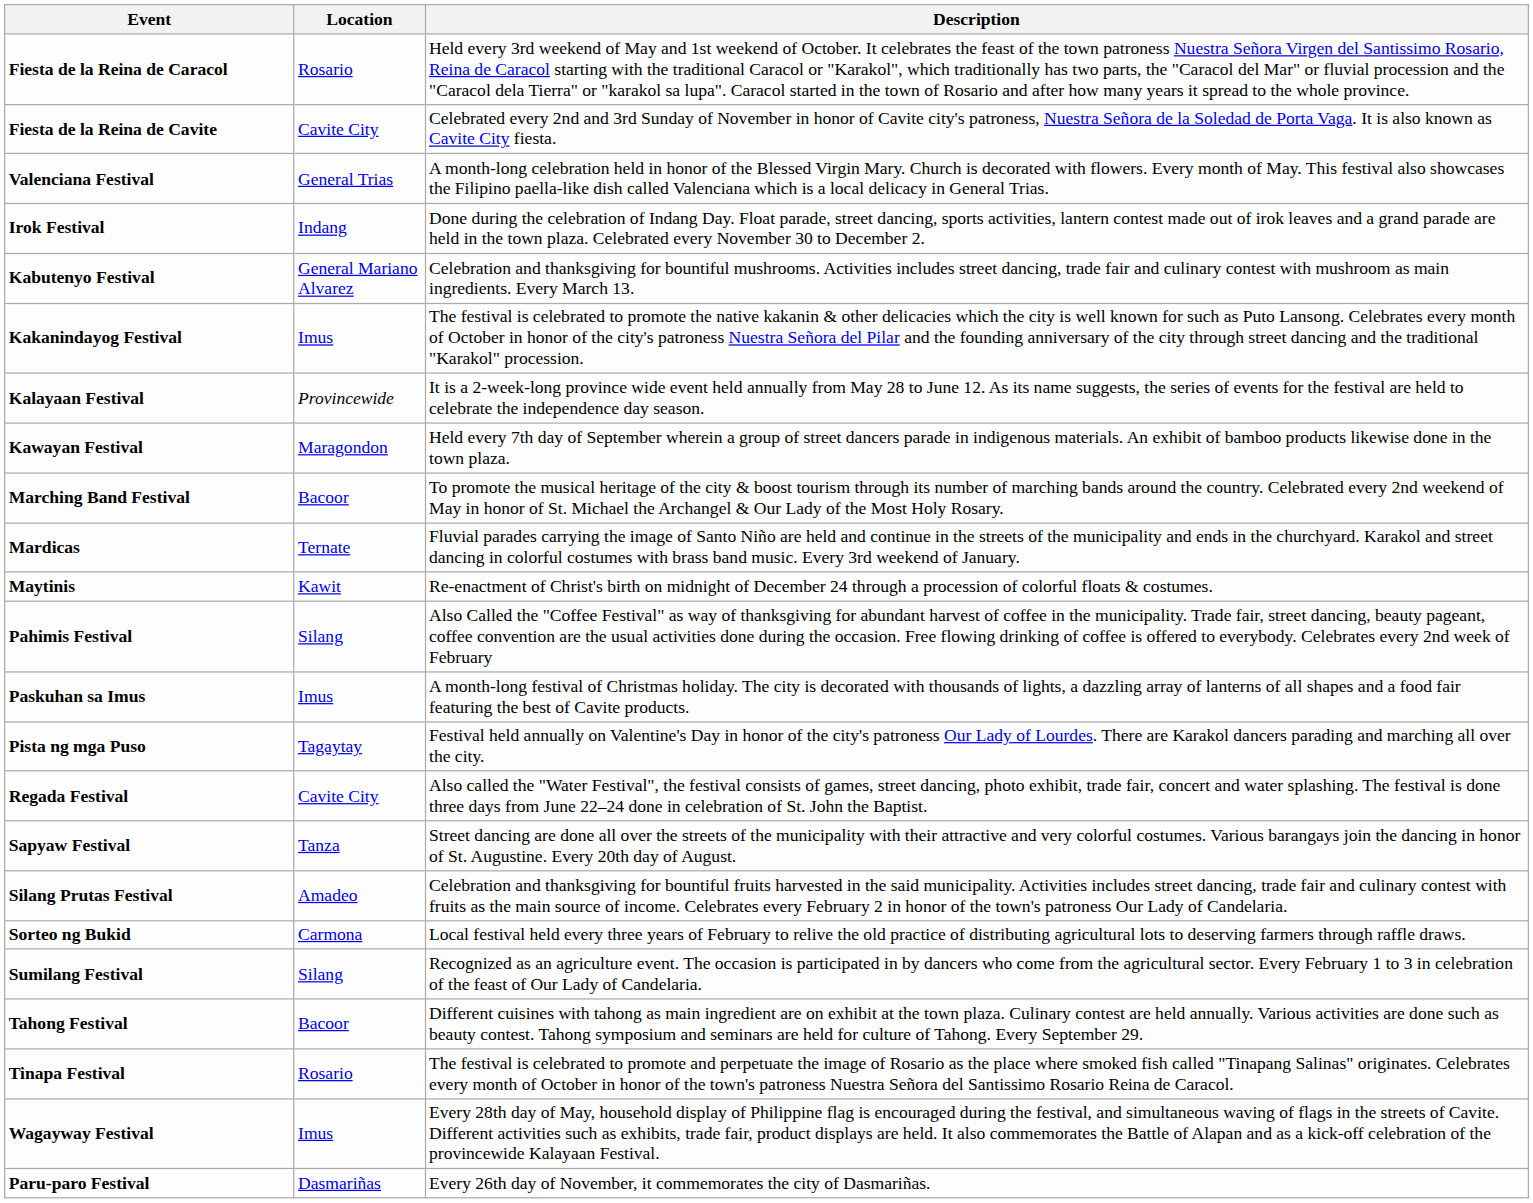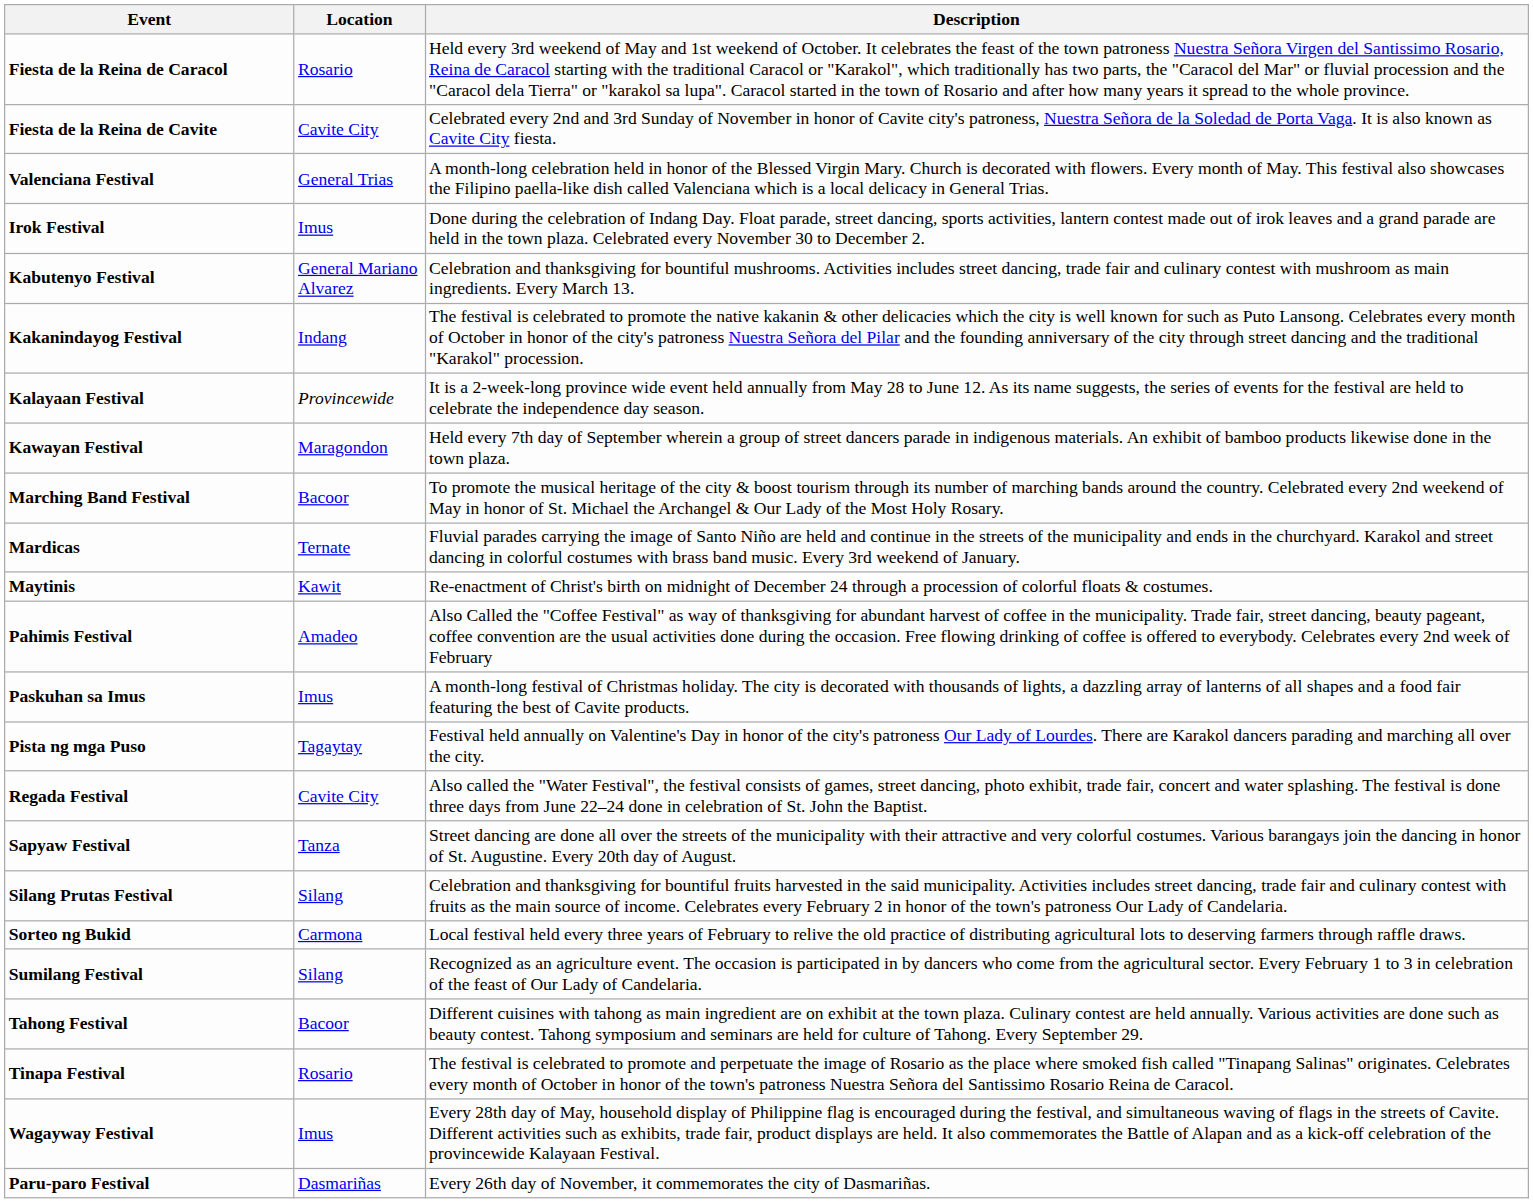(322, 228) Indang -> (316, 228) Imus
(316, 338) Imus -> (322, 338) Indang
(320, 636) Silang -> (328, 636) Amadeo
(328, 895) Amadeo -> (320, 895) Silang
